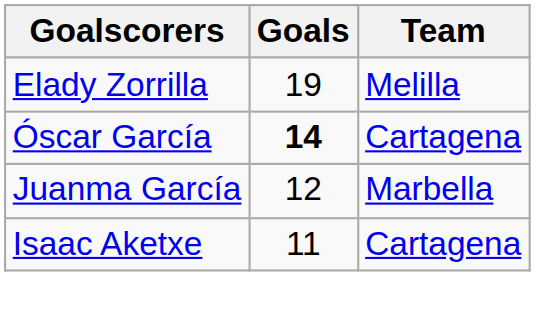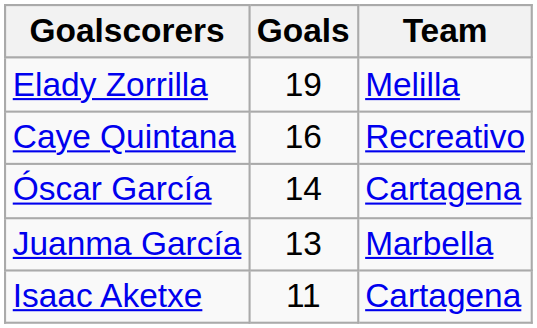+ row: (124, 137)
(303, 137) bold -> (303, 190) normal
(303, 190) 12 -> (303, 243) 13
